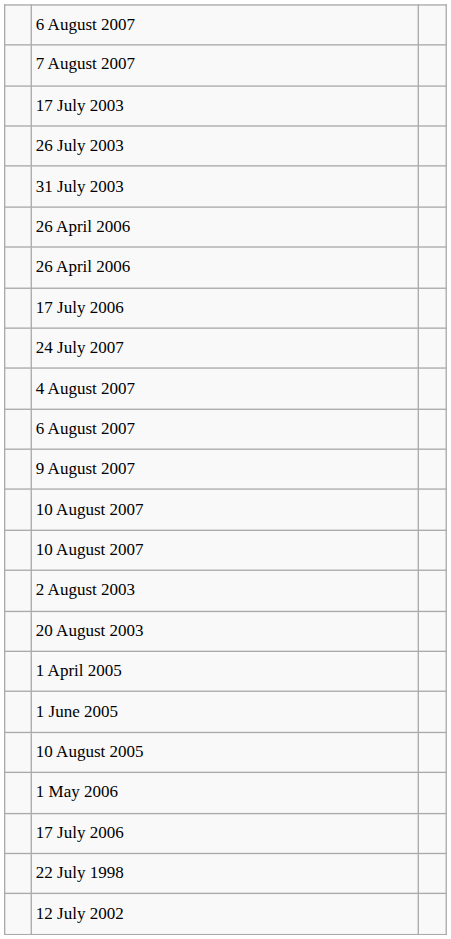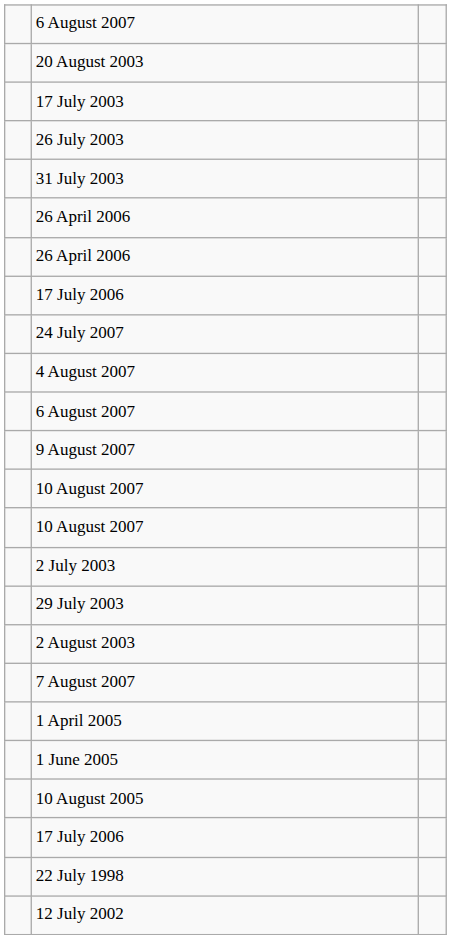rows swapped: (18, 65) <-> (18, 631)
+ row: (18, 566)
+ row: (18, 605)
- row: (18, 793)
